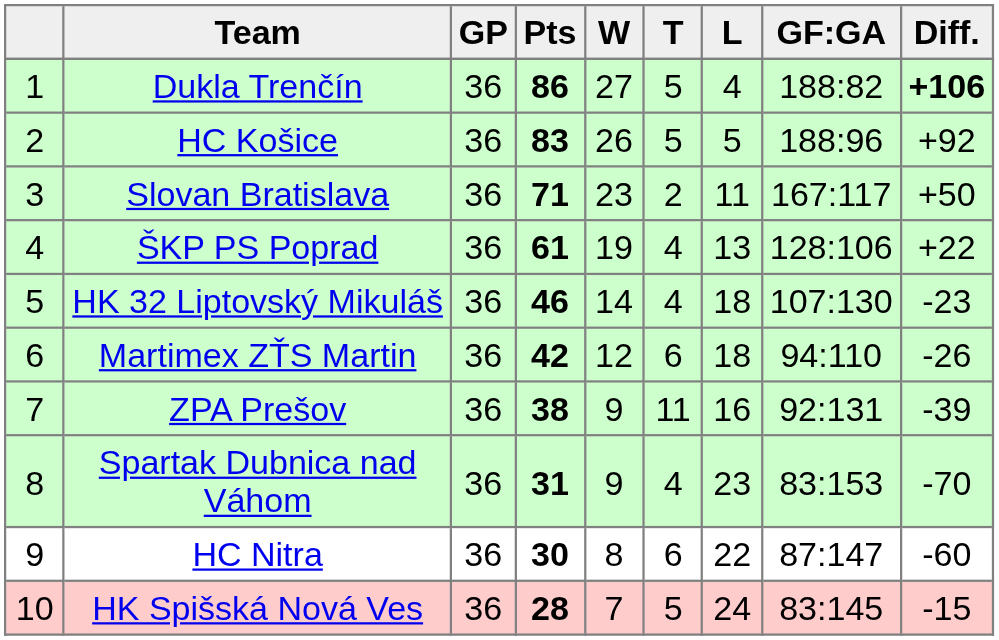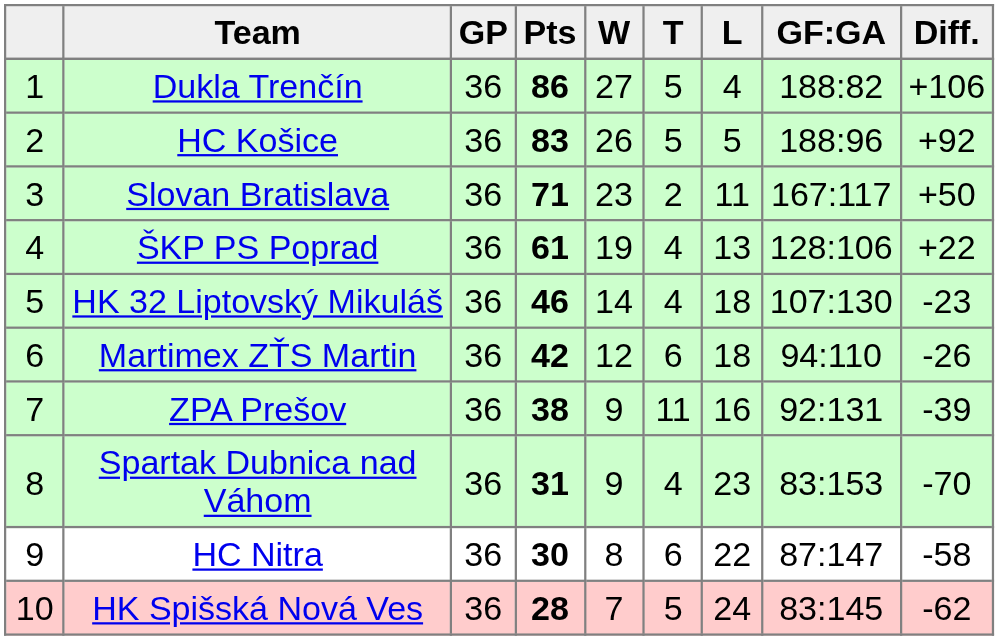(947, 86) bold -> (947, 86) normal
(947, 554) -60 -> (947, 554) -58
(947, 608) -15 -> (947, 608) -62
